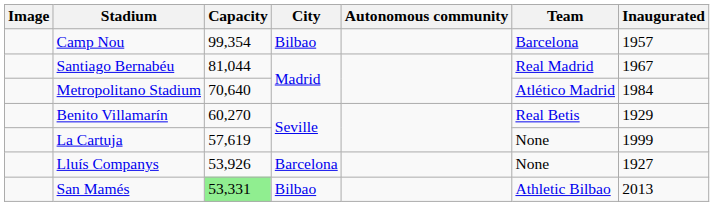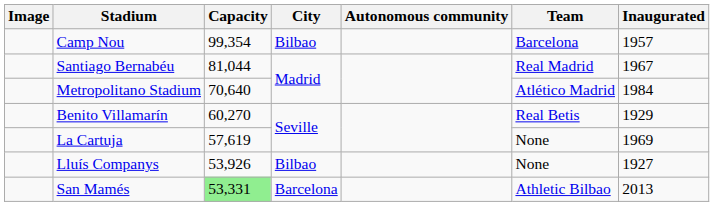(638, 139) 1999 -> (638, 139) 1969
(306, 164) Barcelona -> (295, 164) Bilbao
(295, 189) Bilbao -> (306, 189) Barcelona
